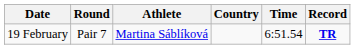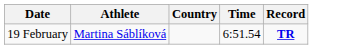- column: (92, 14)
